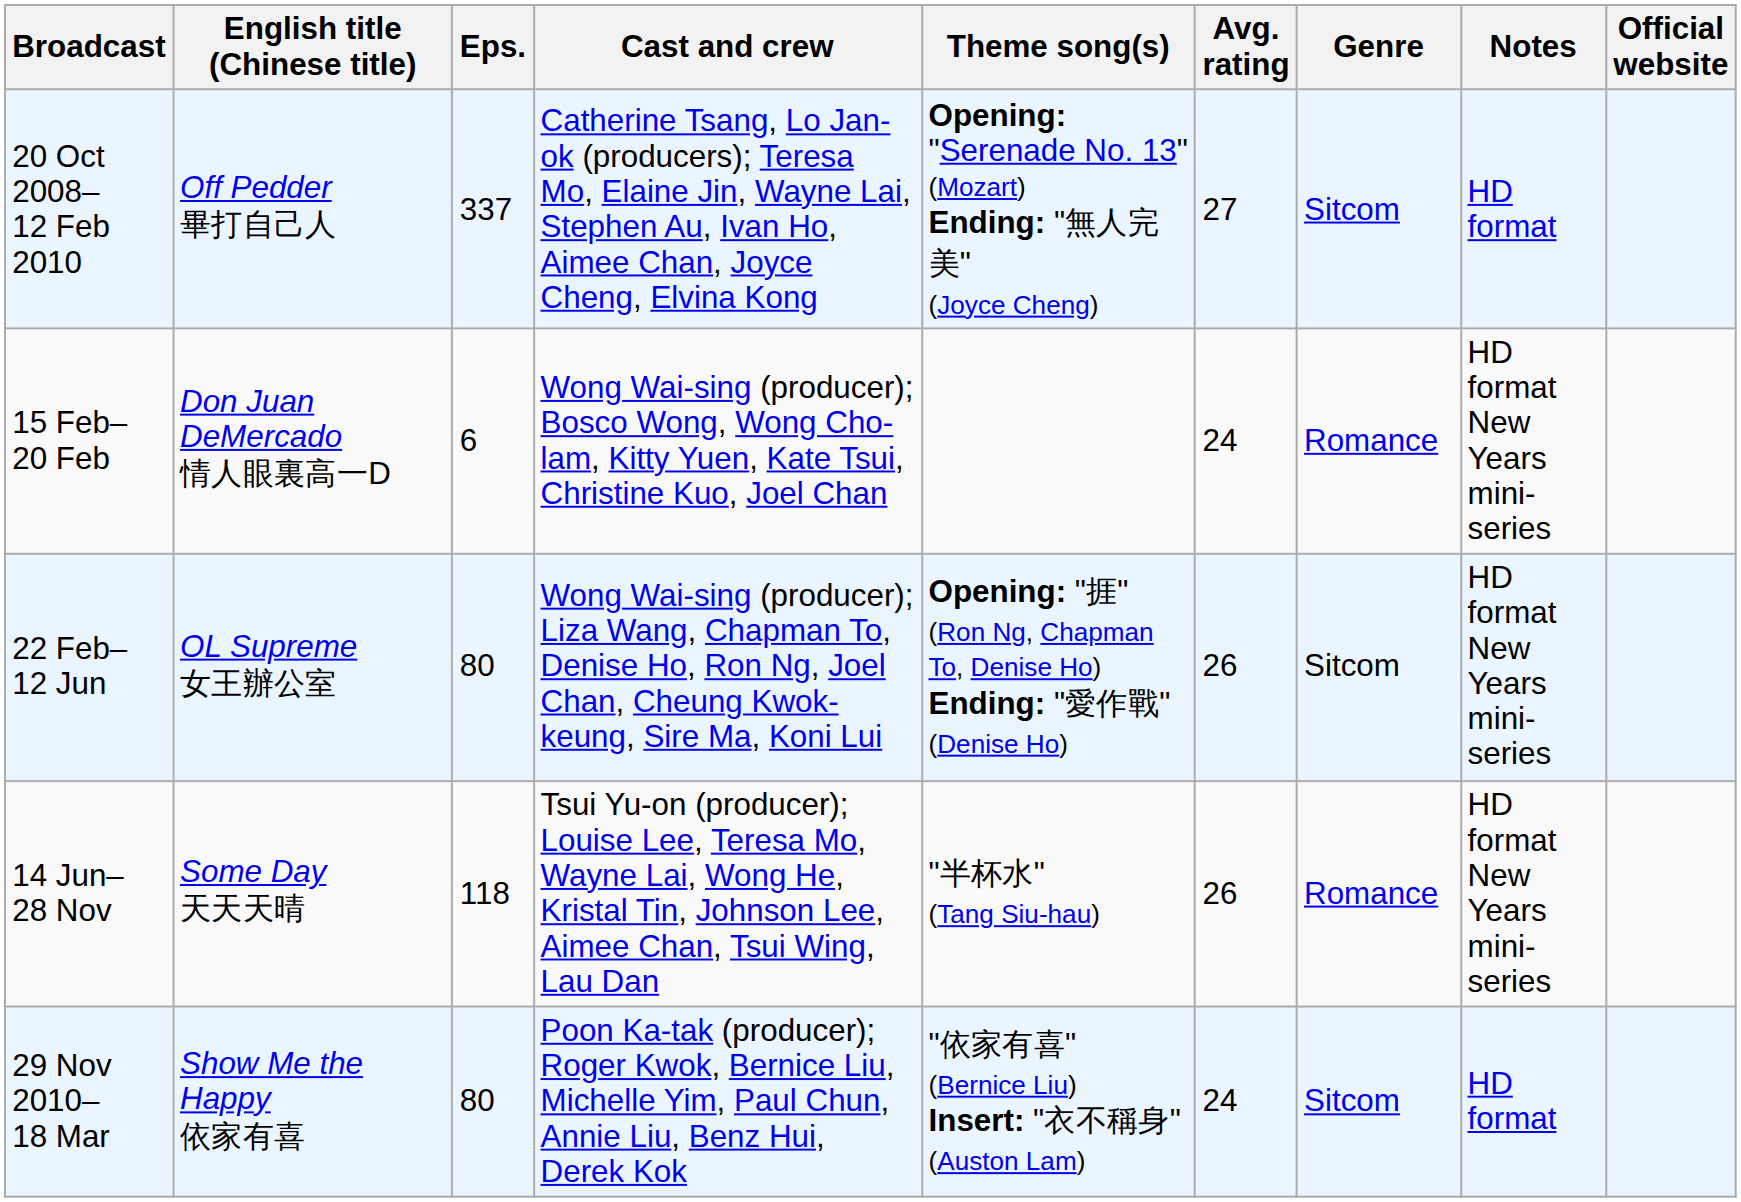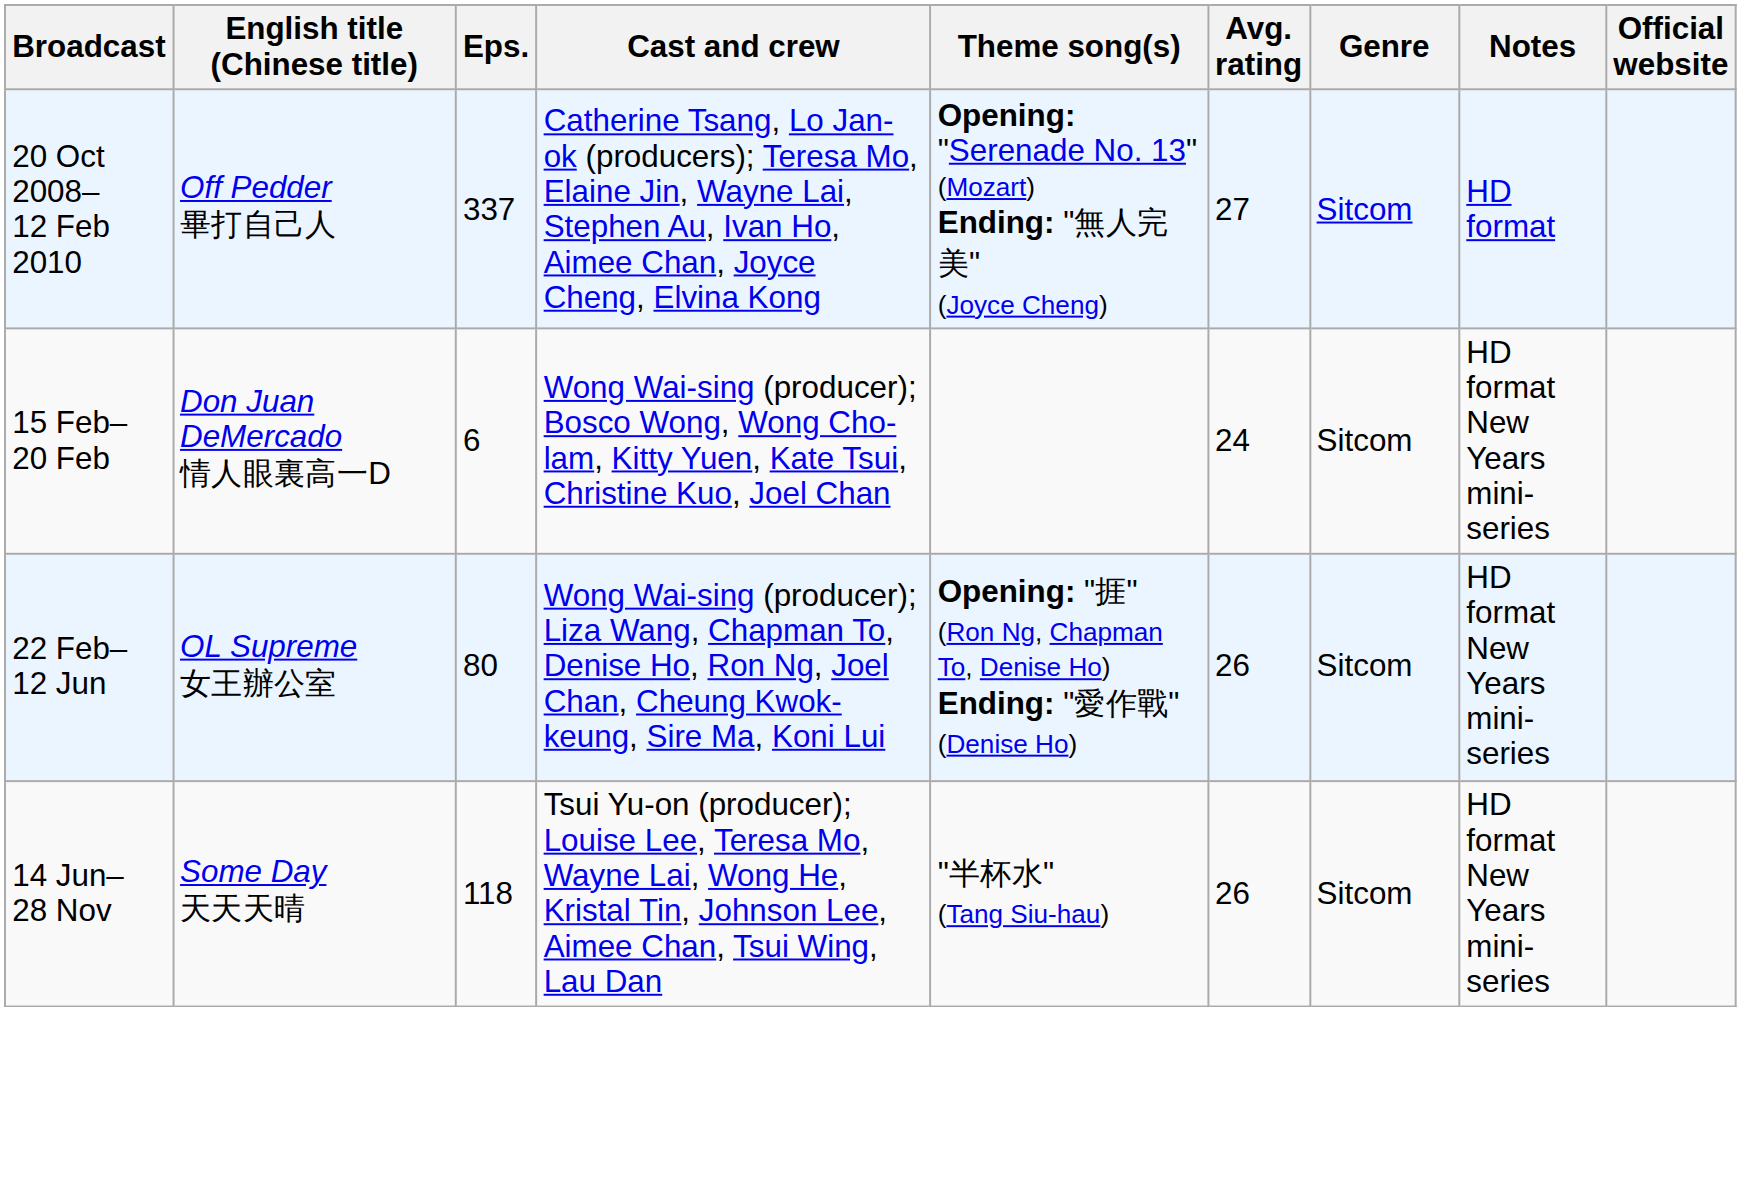(1371, 440) Romance -> (1365, 440) Sitcom
(1371, 892) Romance -> (1365, 892) Sitcom
- row: (62, 1101)
